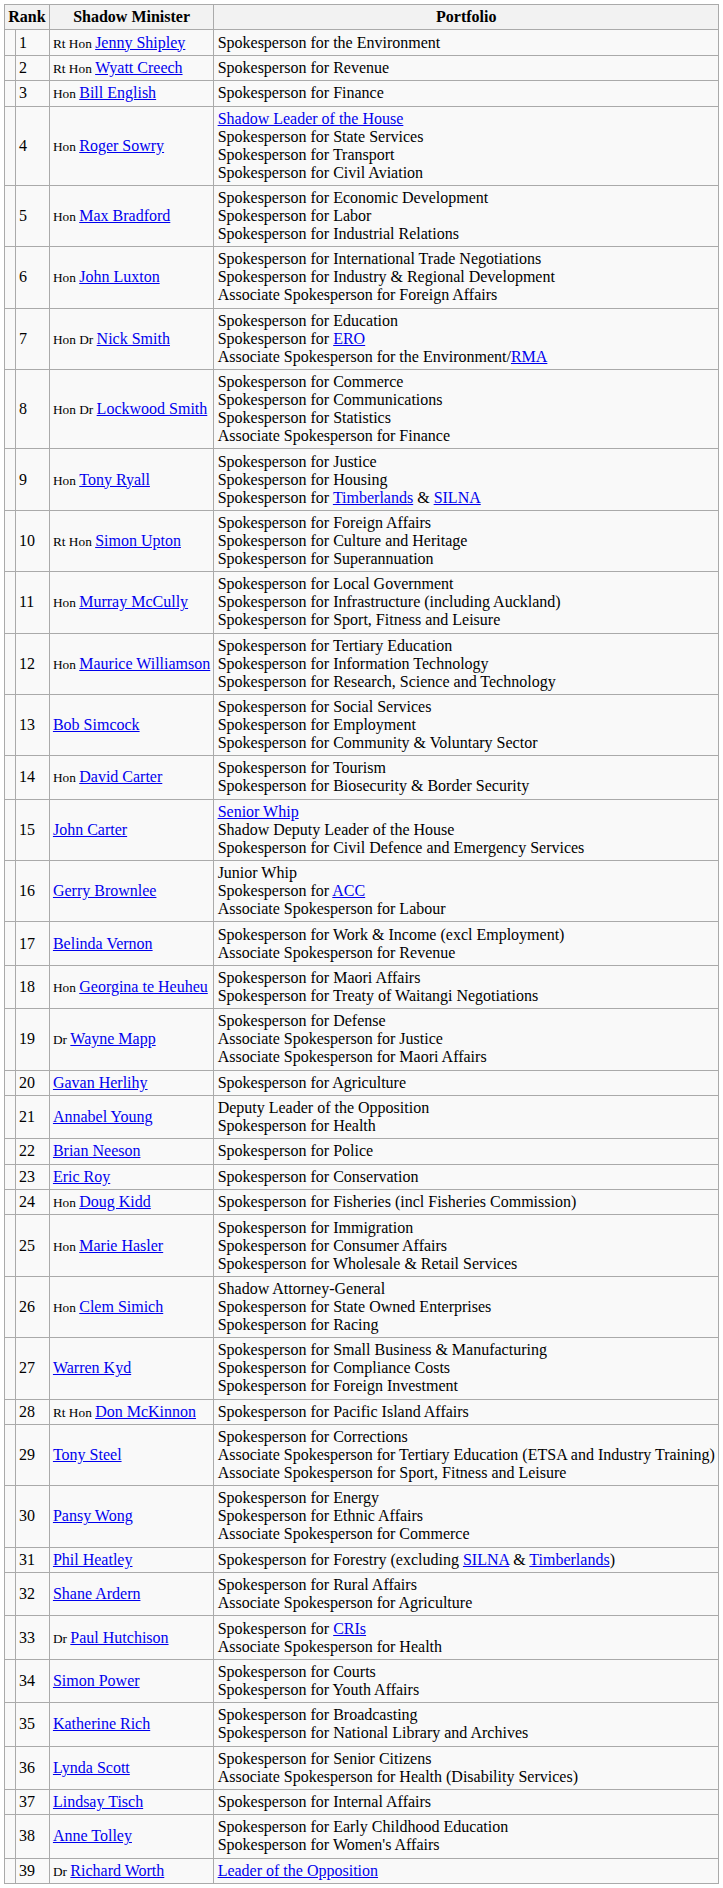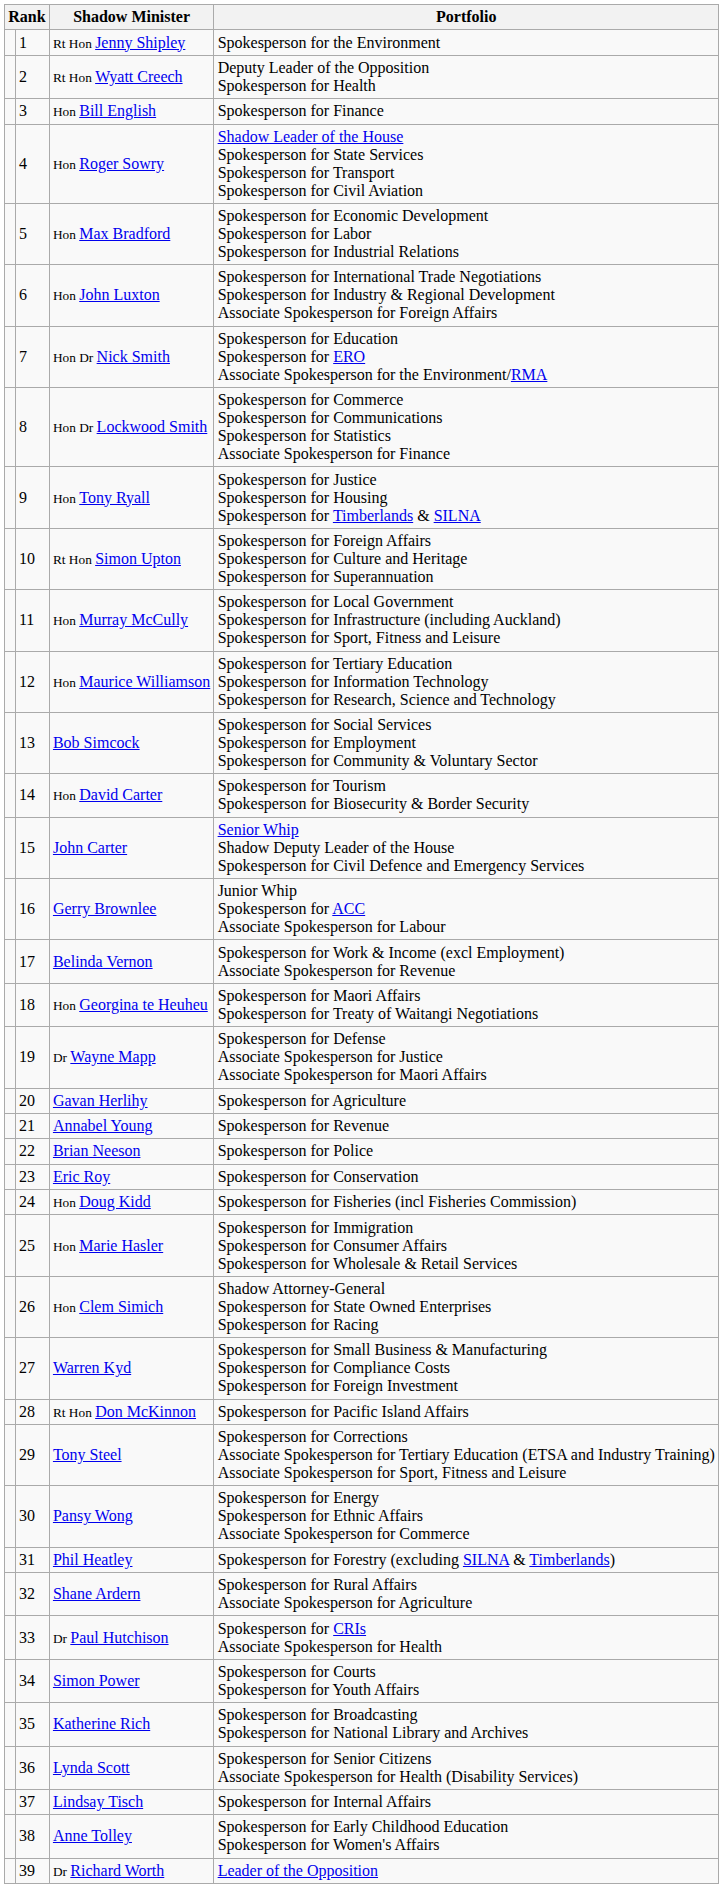(303, 67) Spokesperson for Revenue -> (323, 76) Deputy Leader of the Opposition Spokesperson for Health
(323, 1117) Deputy Leader of the Opposition Spokesperson for Health -> (303, 1126) Spokesperson for Revenue
